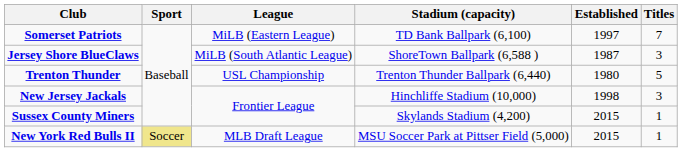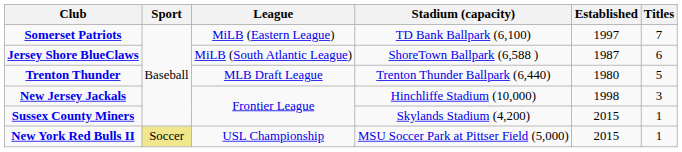(659, 55) 3 -> (659, 55) 6
(273, 75) USL Championship -> (273, 75) MLB Draft League
(273, 136) MLB Draft League -> (273, 136) USL Championship
